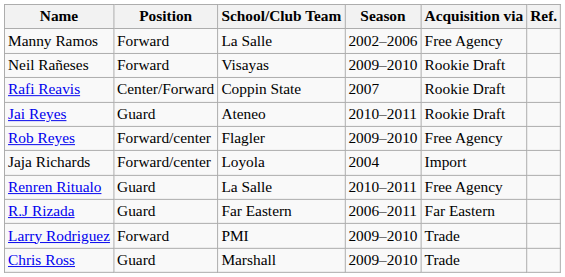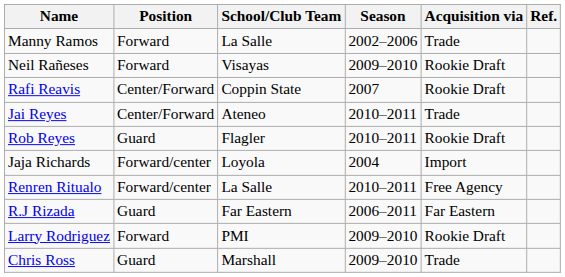(464, 41) Free Agency -> (442, 41) Trade
(136, 114) Guard -> (166, 114) Center/Forward
(465, 114) Rookie Draft -> (442, 114) Trade
(164, 138) Forward/center -> (136, 138) Guard
(383, 138) 2009–2010 -> (383, 138) 2010–2011
(464, 138) Free Agency -> (465, 138) Rookie Draft
(136, 187) Guard -> (164, 187) Forward/center
(442, 235) Trade -> (465, 235) Rookie Draft
